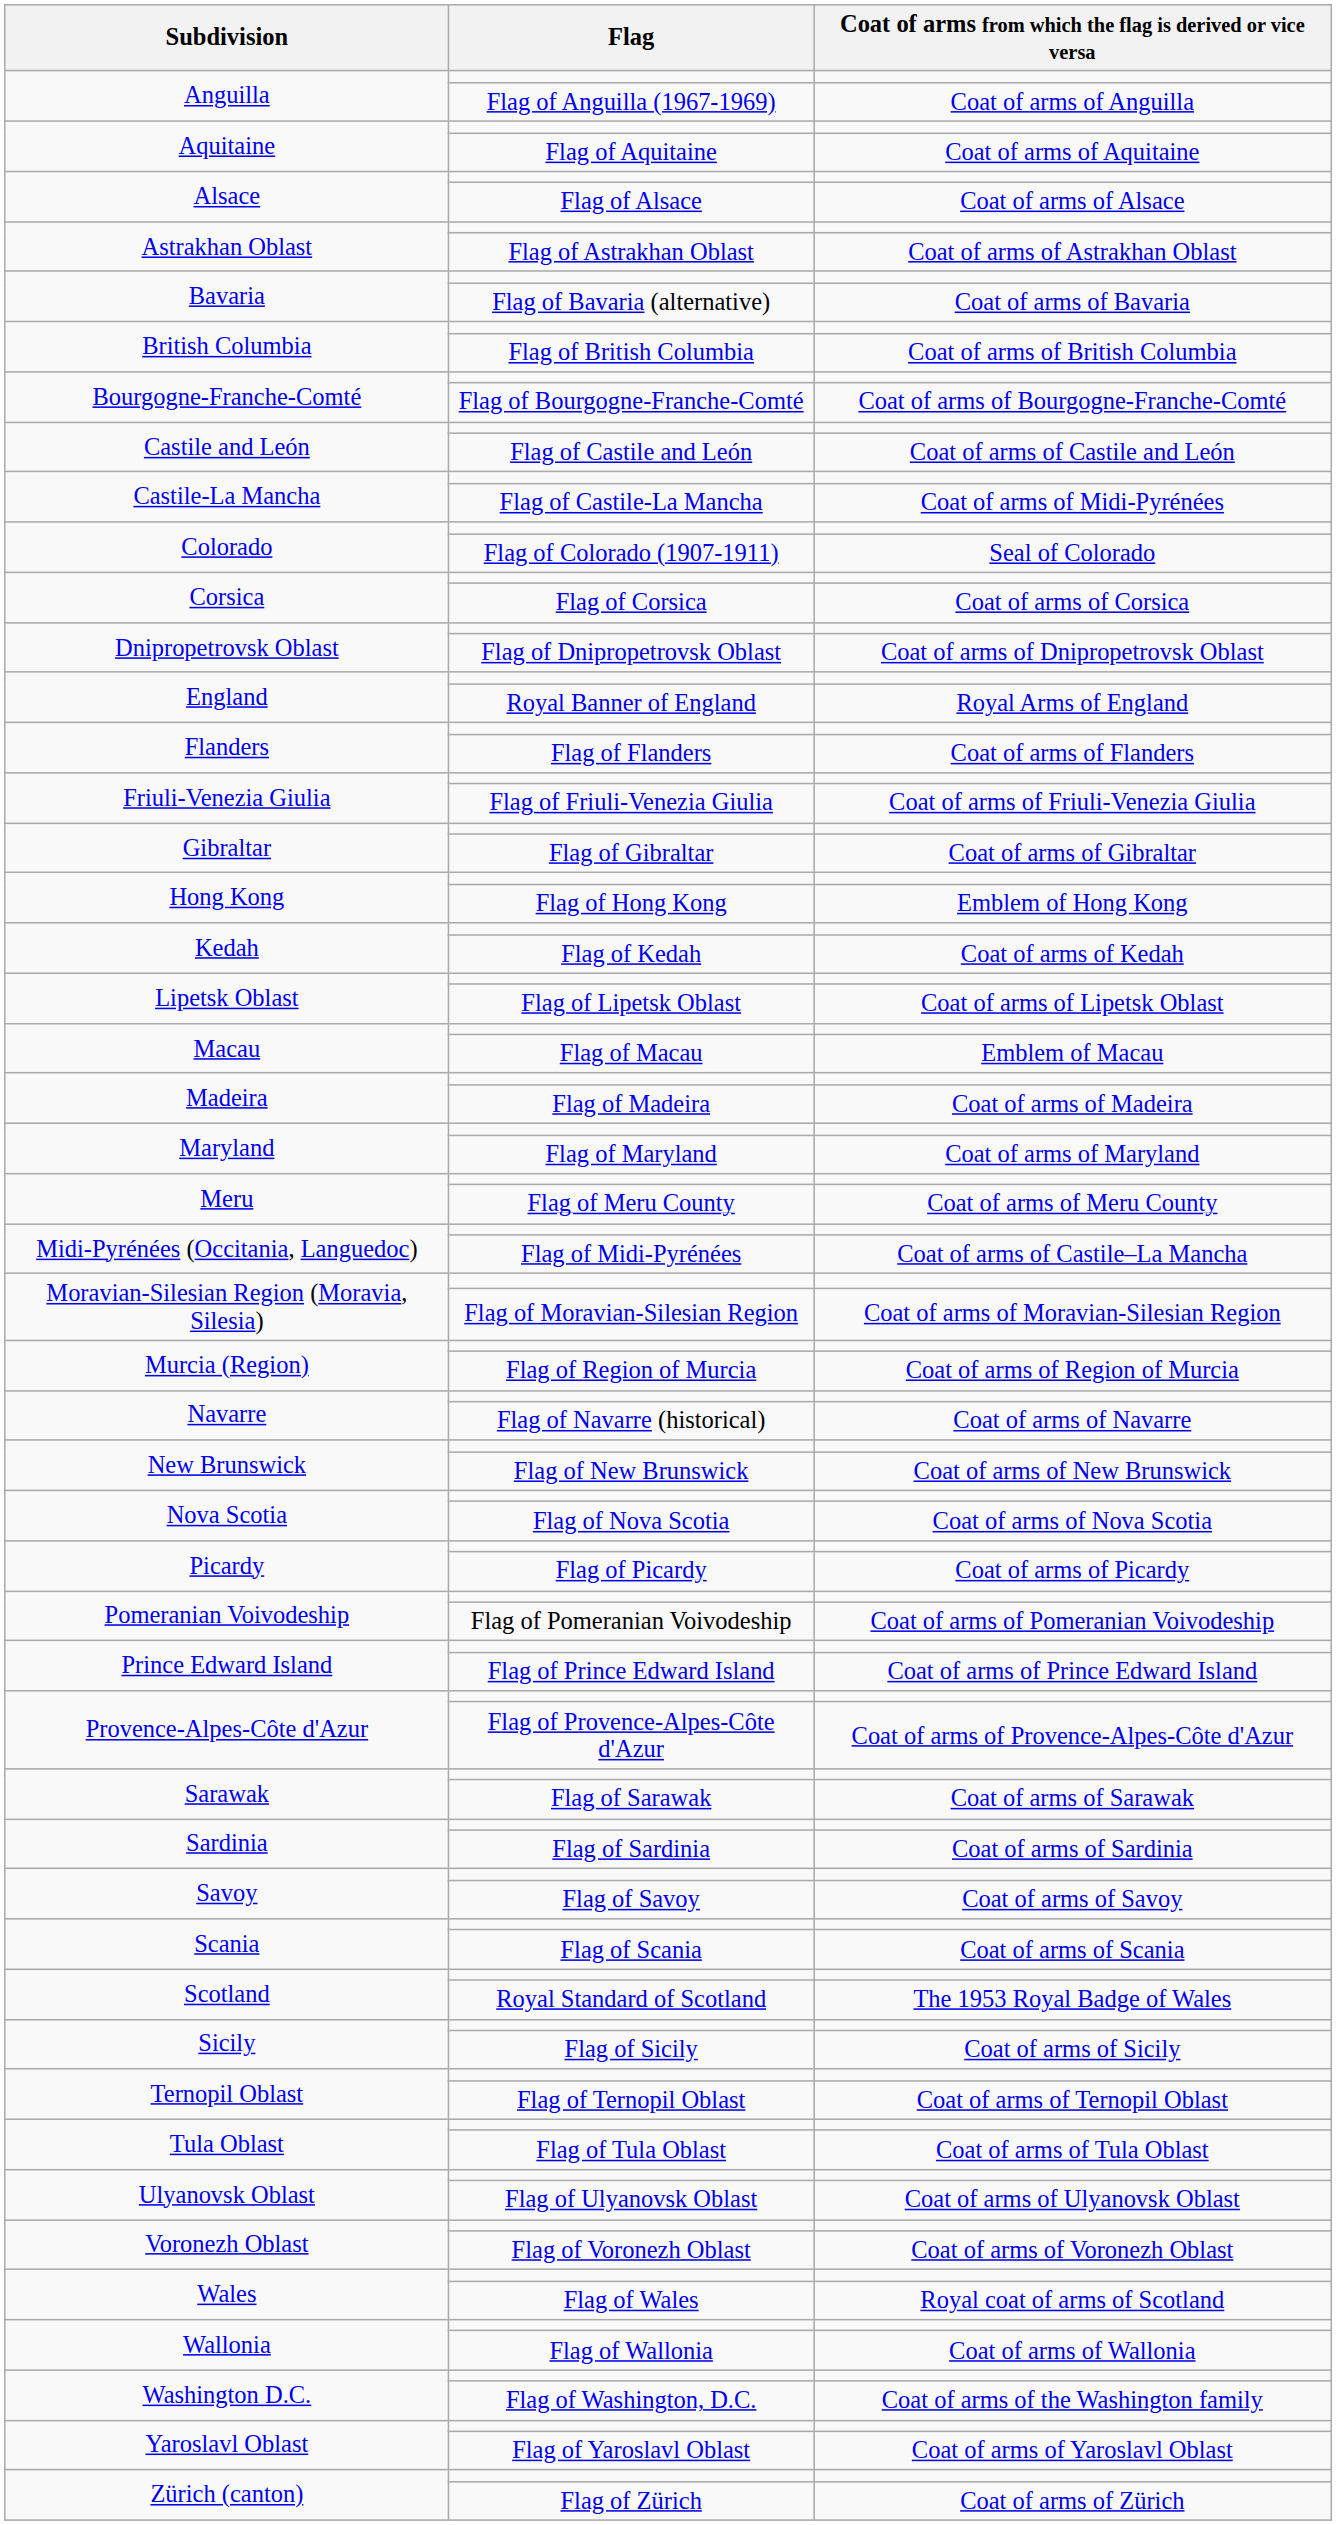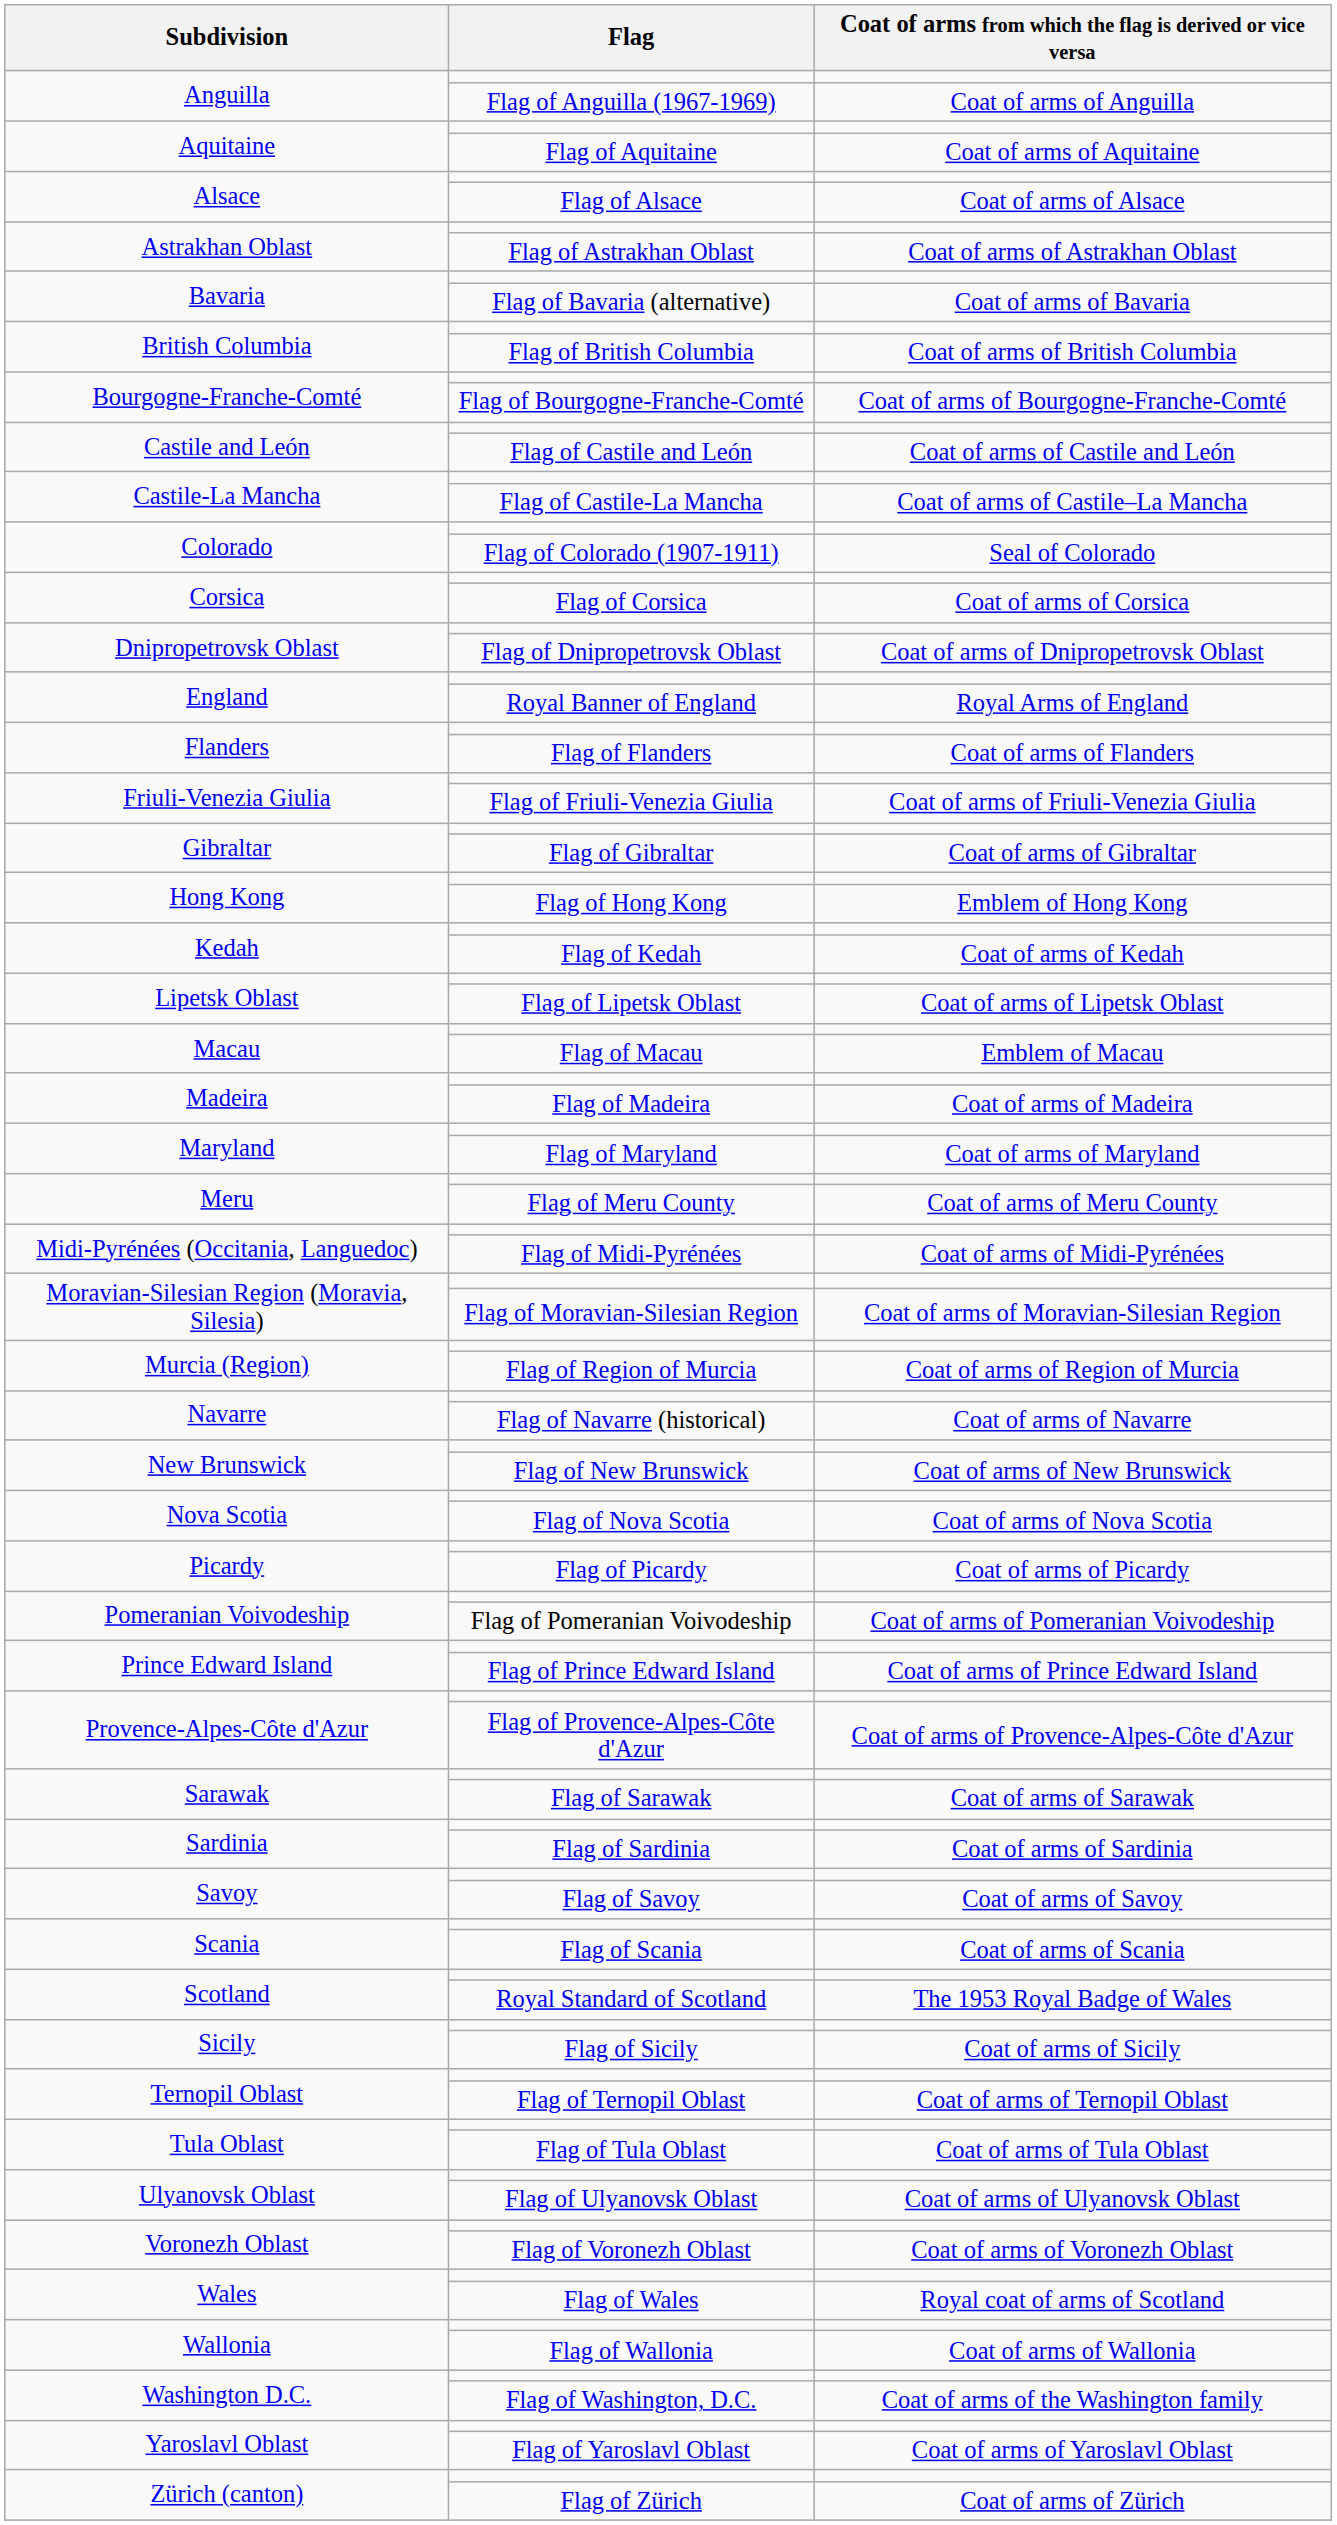(1072, 502) Coat of arms of Midi-Pyrénées -> (1072, 502) Coat of arms of Castile–La Mancha
(1072, 1254) Coat of arms of Castile–La Mancha -> (1072, 1254) Coat of arms of Midi-Pyrénées
